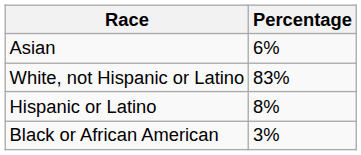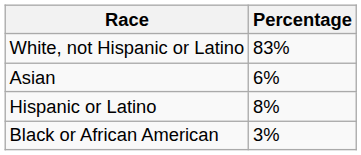rows swapped: (127, 78) <-> (33, 49)
